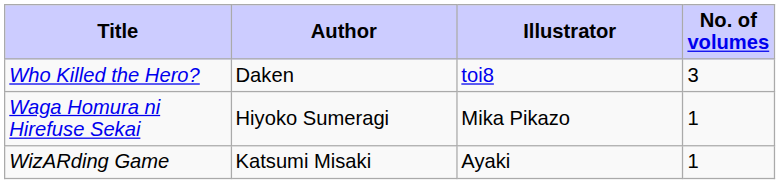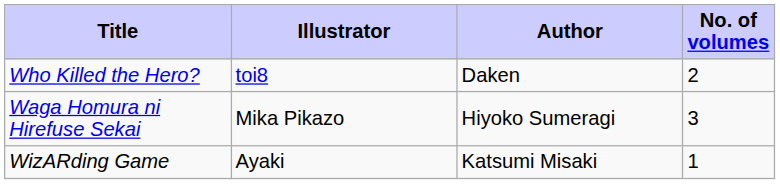columns swapped: (344, 31) <-> (570, 31)
(693, 75) 3 -> (693, 75) 2
(693, 118) 1 -> (693, 118) 3
